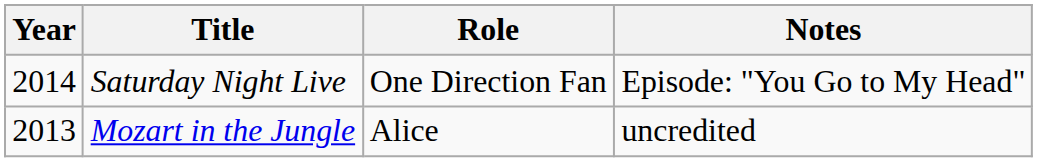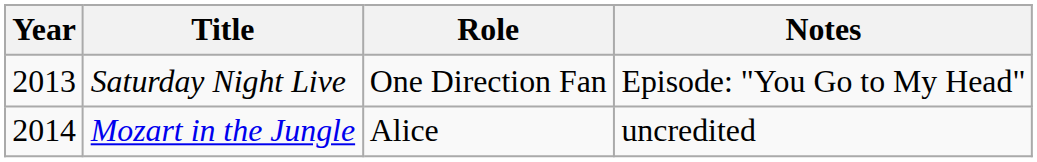(44, 80) 2014 -> (44, 80) 2013
(44, 130) 2013 -> (44, 130) 2014
